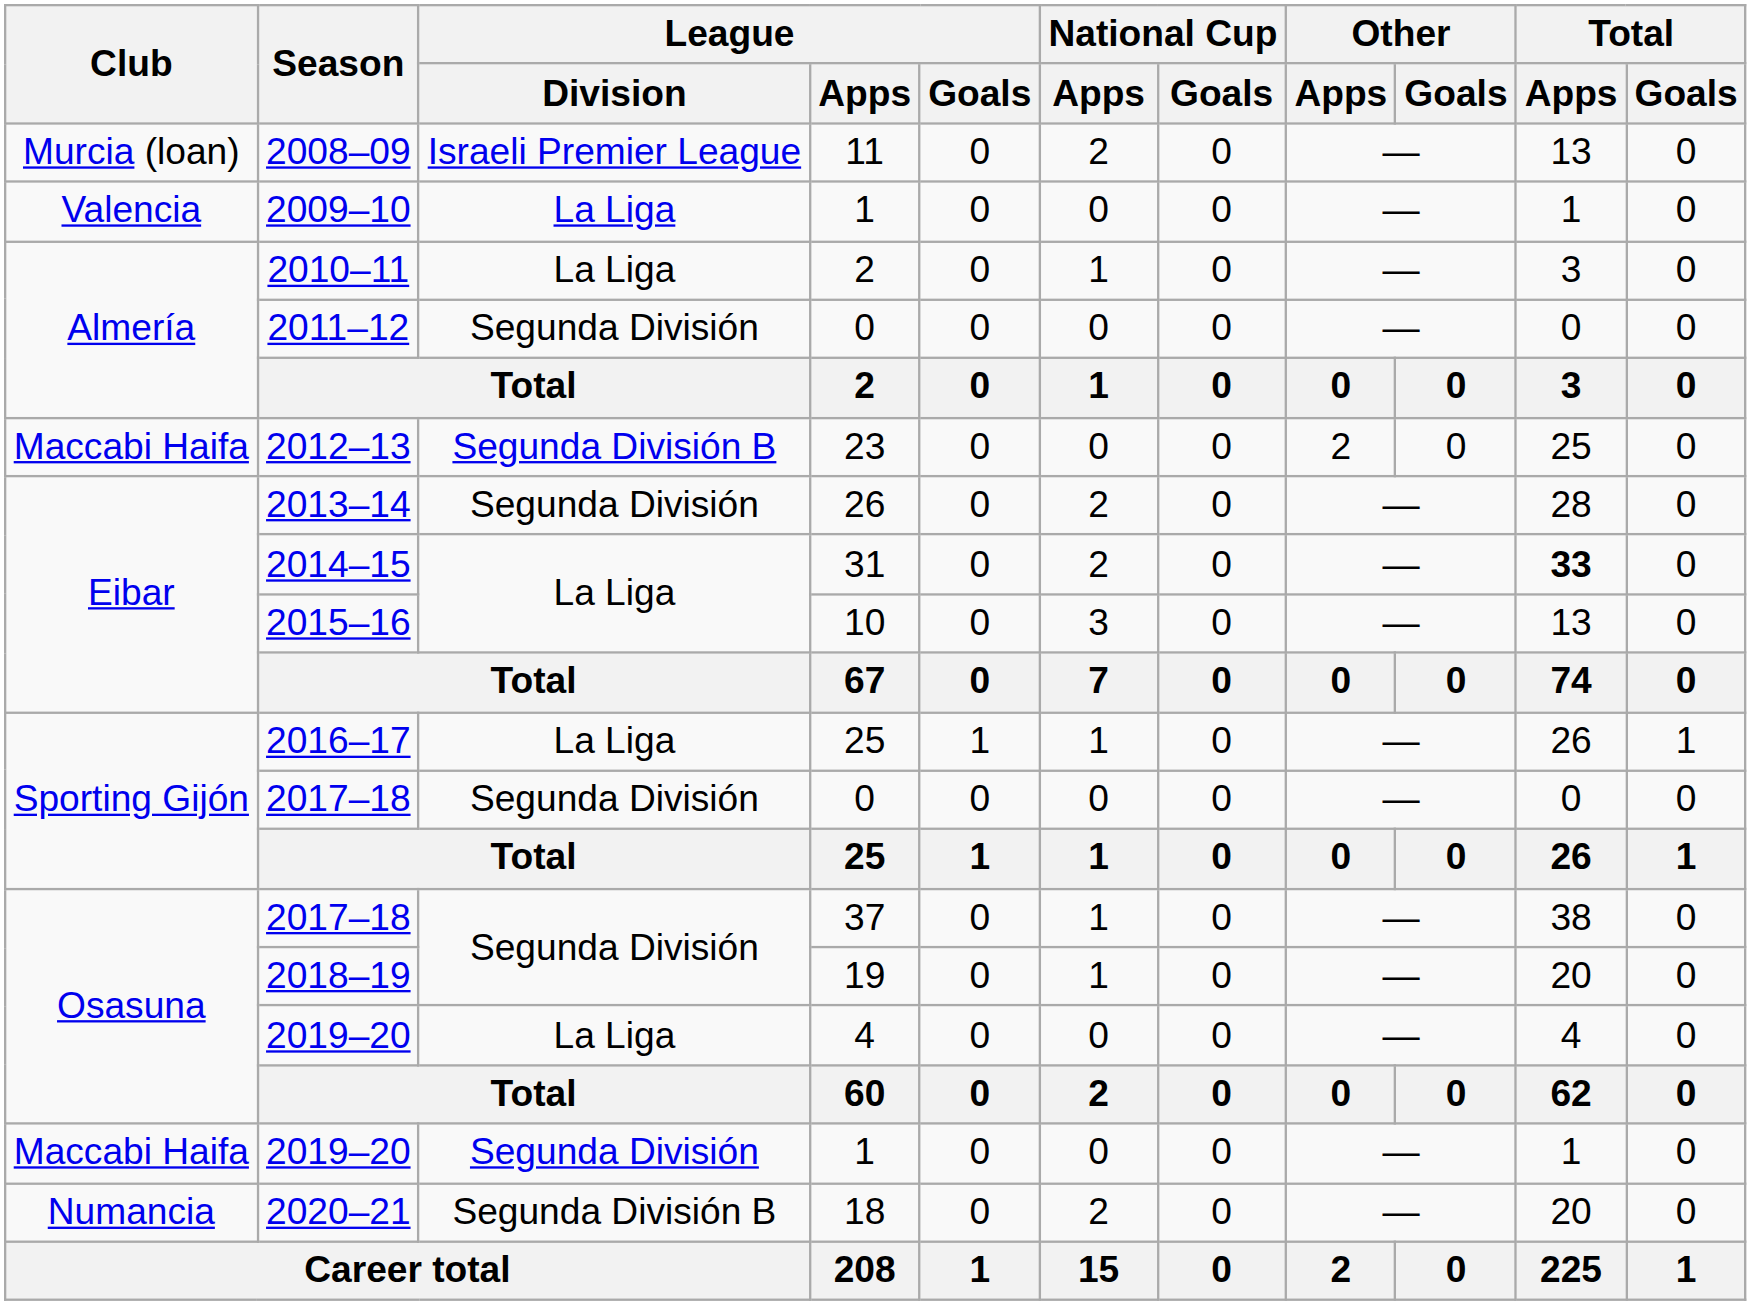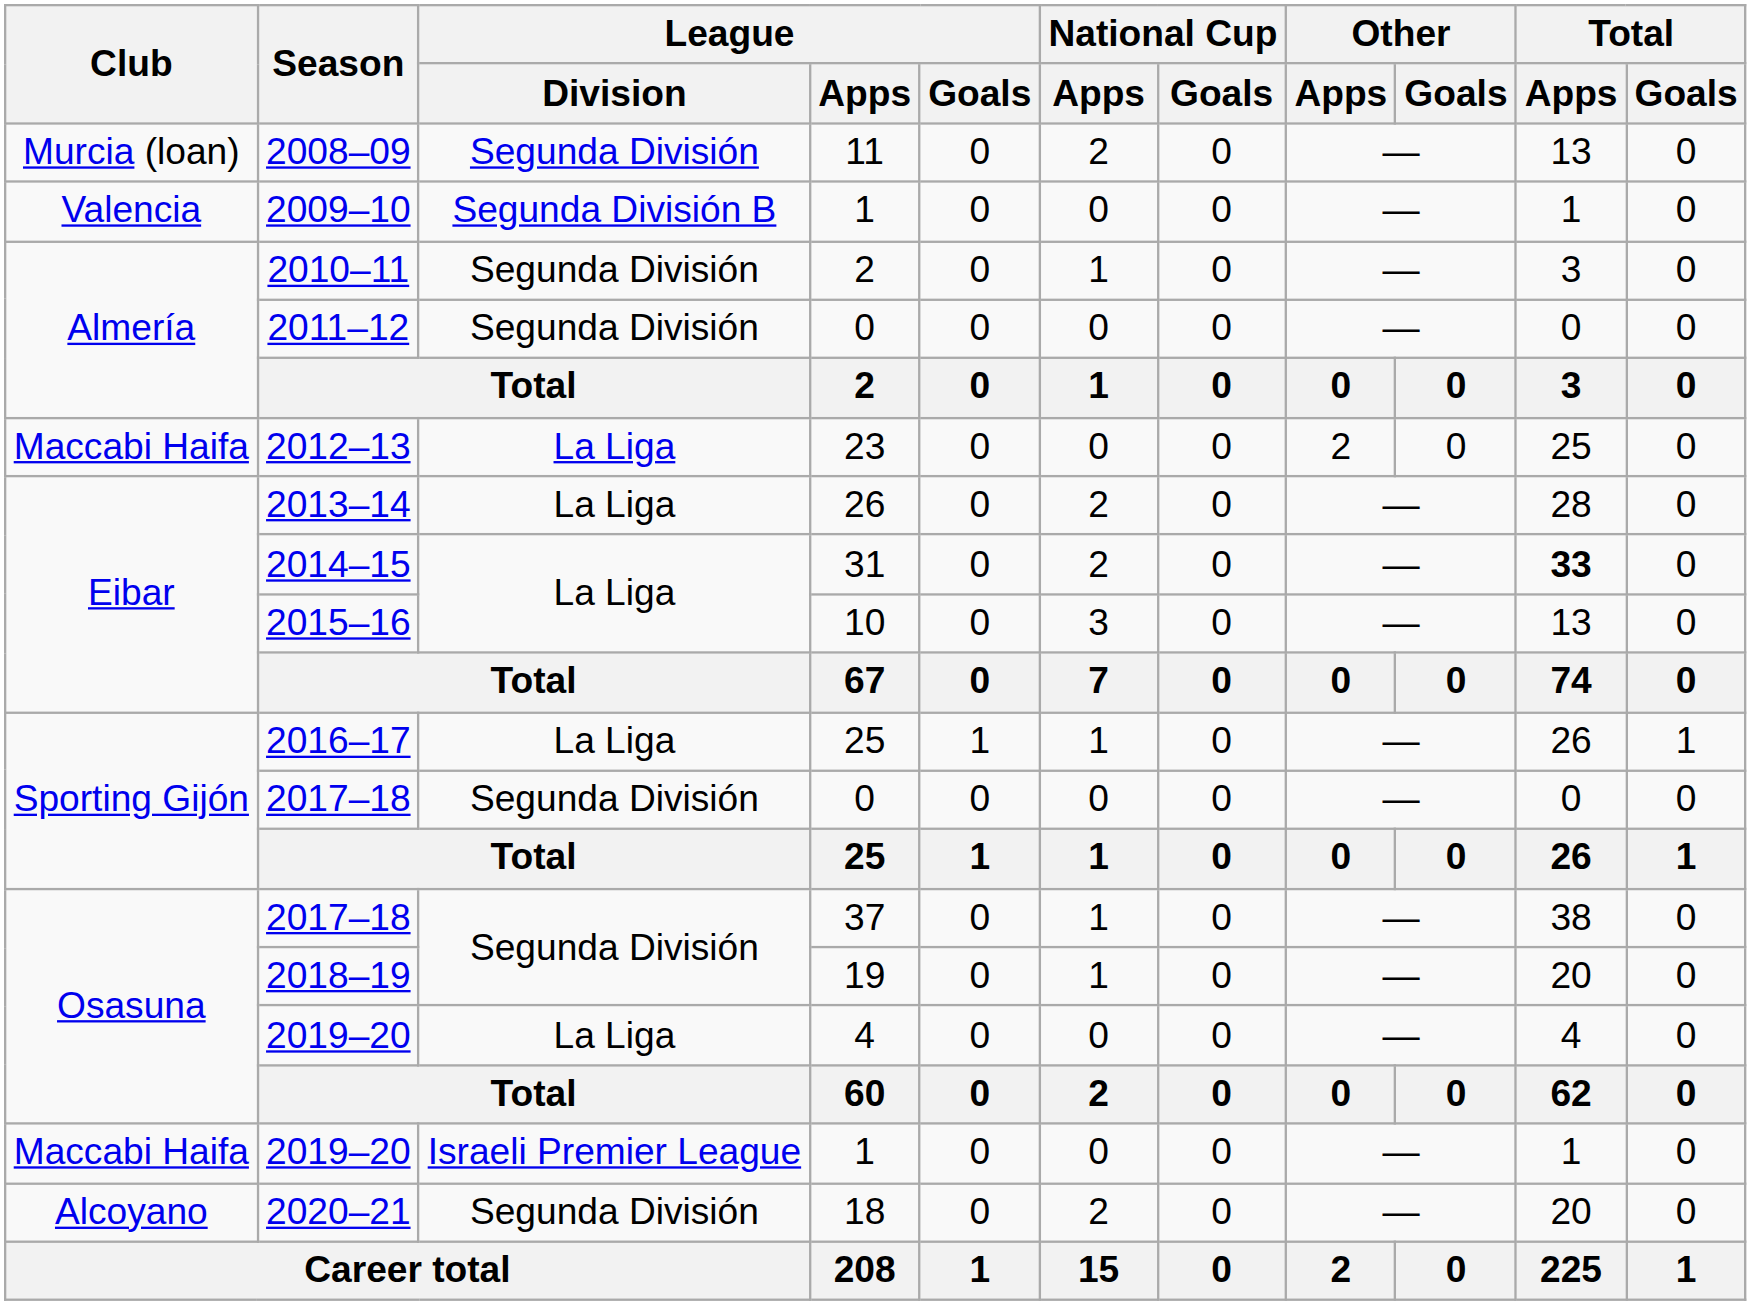(614, 151) Israeli Premier League -> (614, 151) Segunda División
(614, 210) La Liga -> (614, 210) Segunda División B
(614, 269) La Liga -> (614, 269) Segunda División
(614, 446) Segunda División B -> (614, 446) La Liga
(614, 504) Segunda División -> (614, 504) La Liga
(614, 1152) Segunda División -> (614, 1152) Israeli Premier League
(131, 1211) Numancia -> (131, 1211) Alcoyano
(614, 1211) Segunda División B -> (614, 1211) Segunda División
